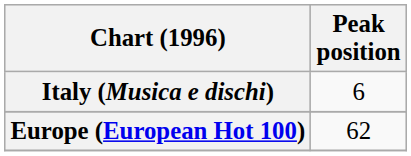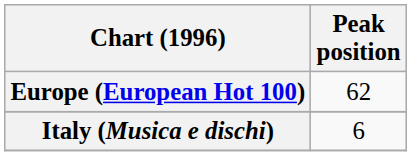rows swapped: (158, 130) <-> (158, 91)
